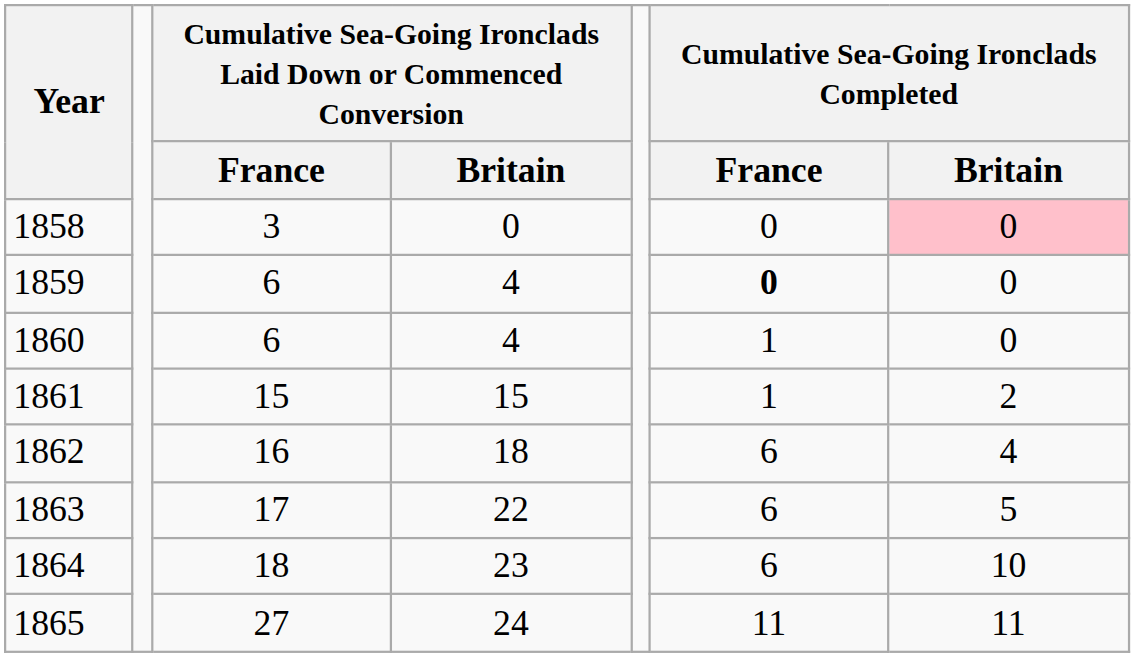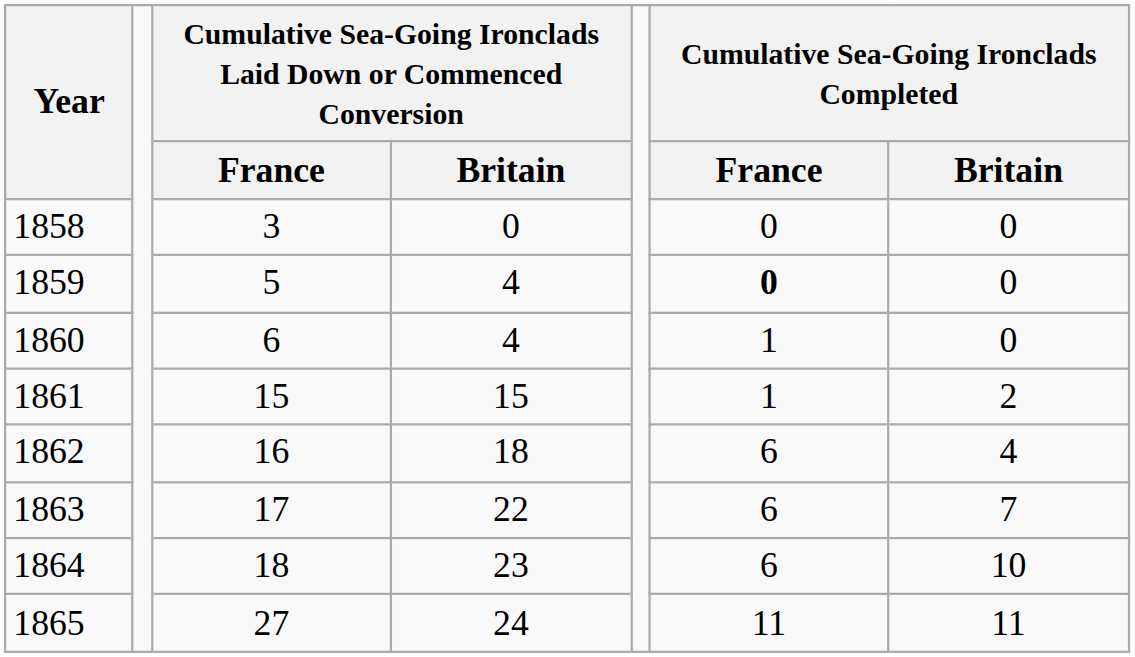(1008, 226) pink background -> (1008, 226) no background
(271, 282) 6 -> (271, 282) 5
(1008, 509) 5 -> (1008, 509) 7
